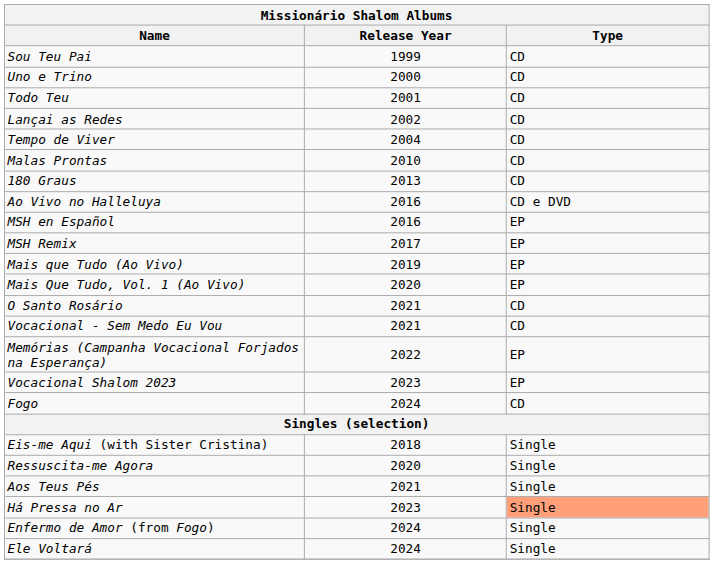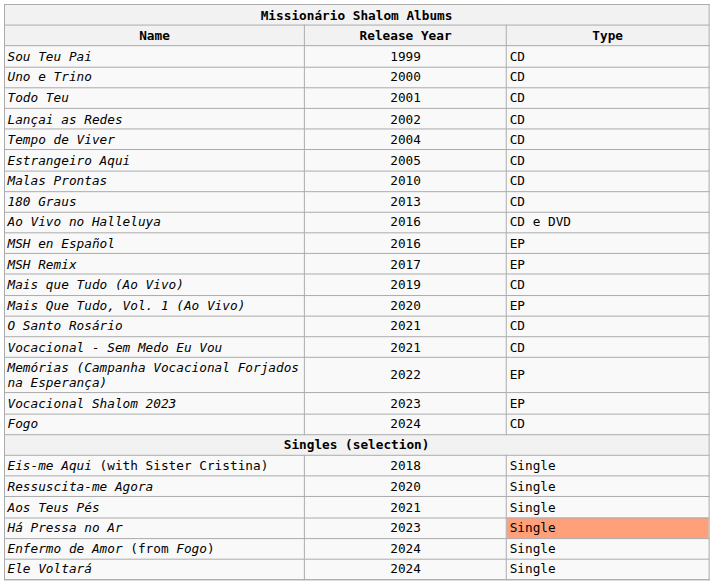+ row: (69, 160)
(517, 264) EP -> (517, 285) CD
